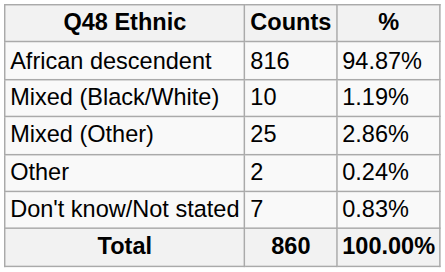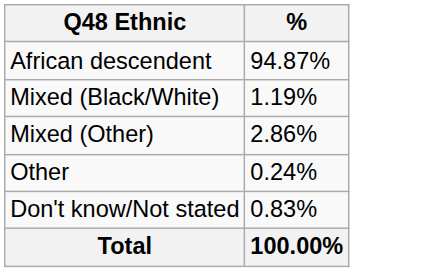- column: (291, 23)
